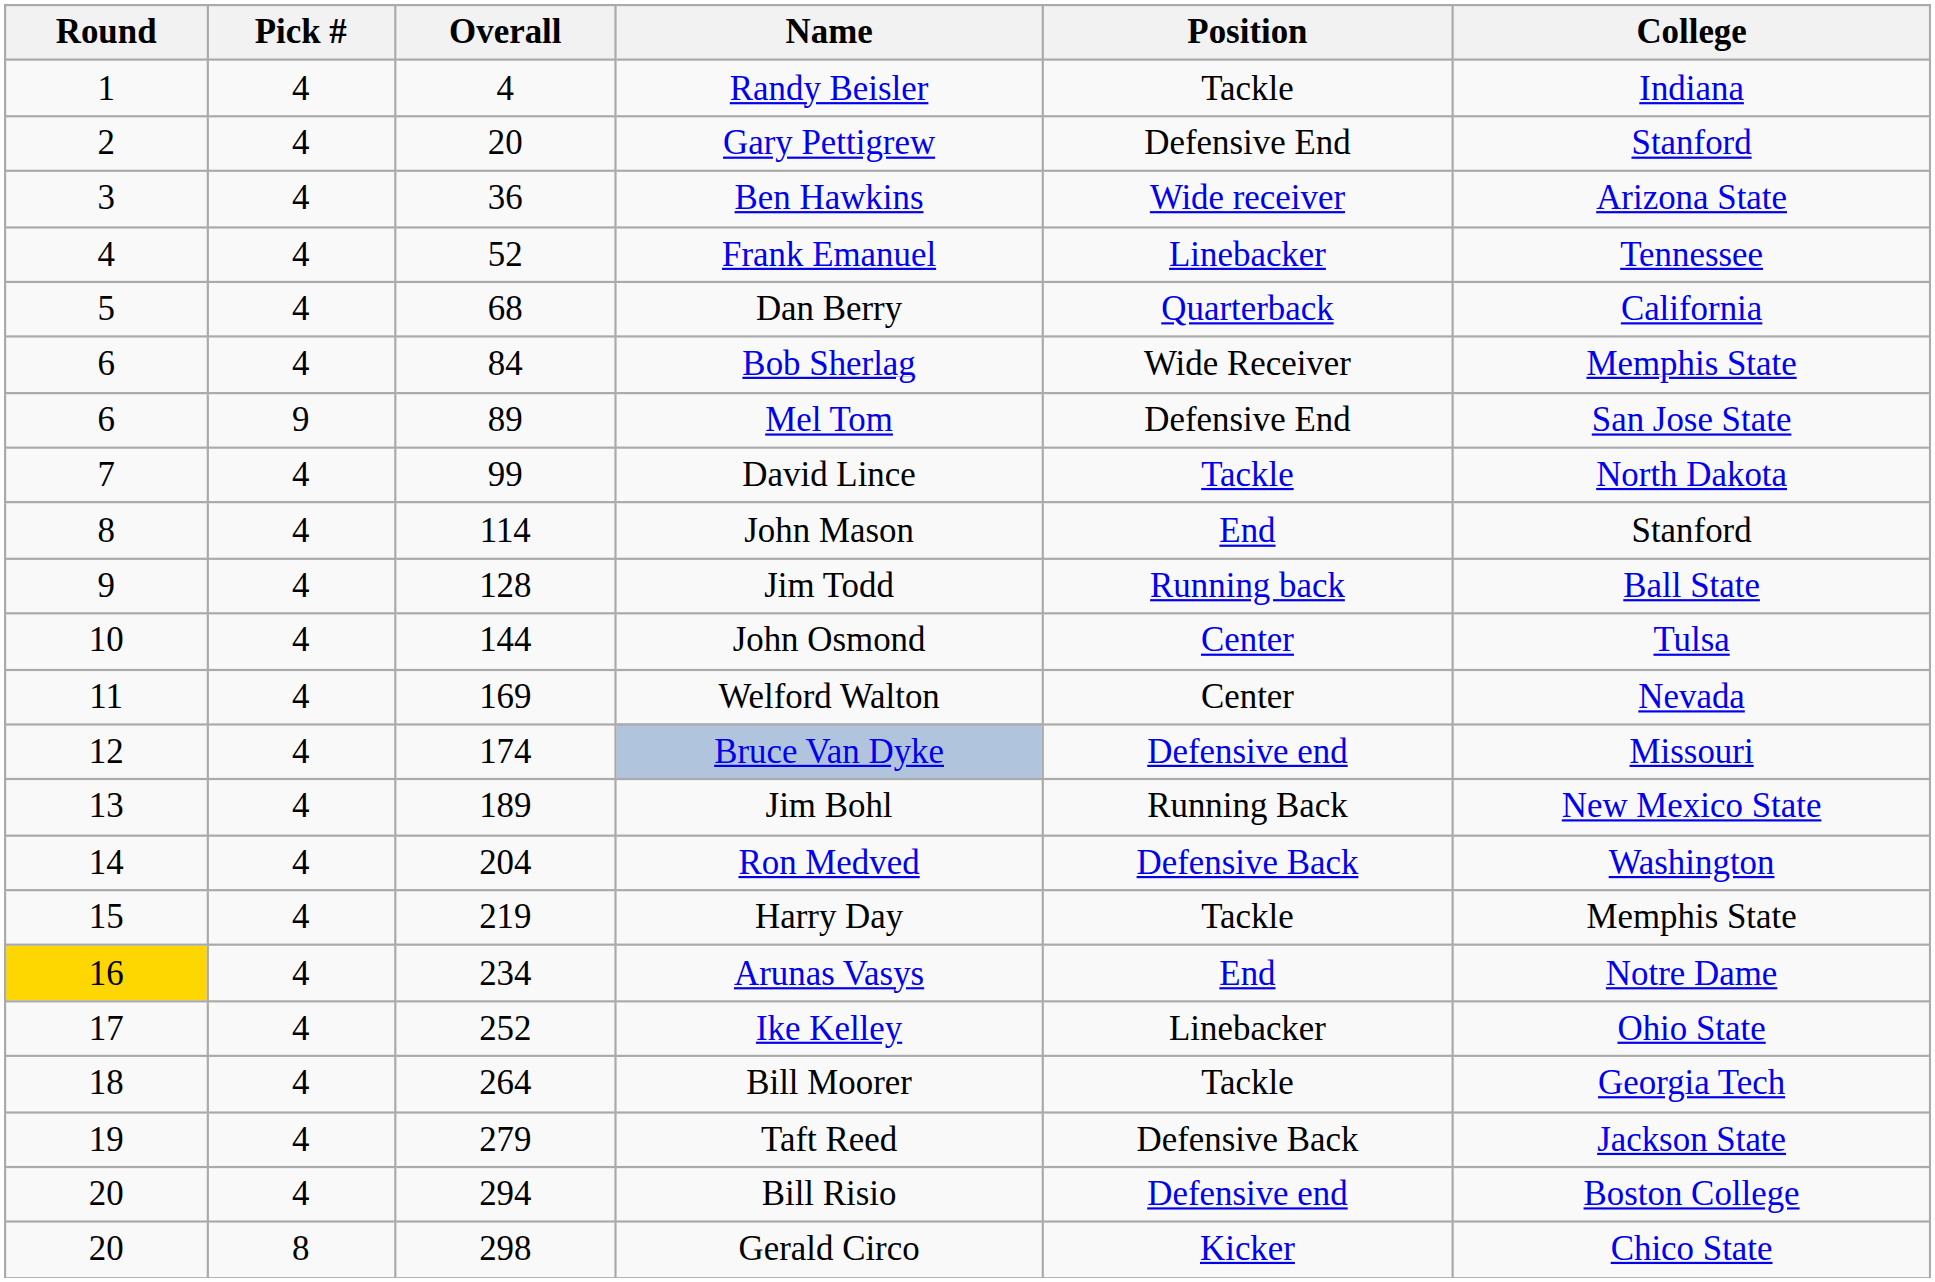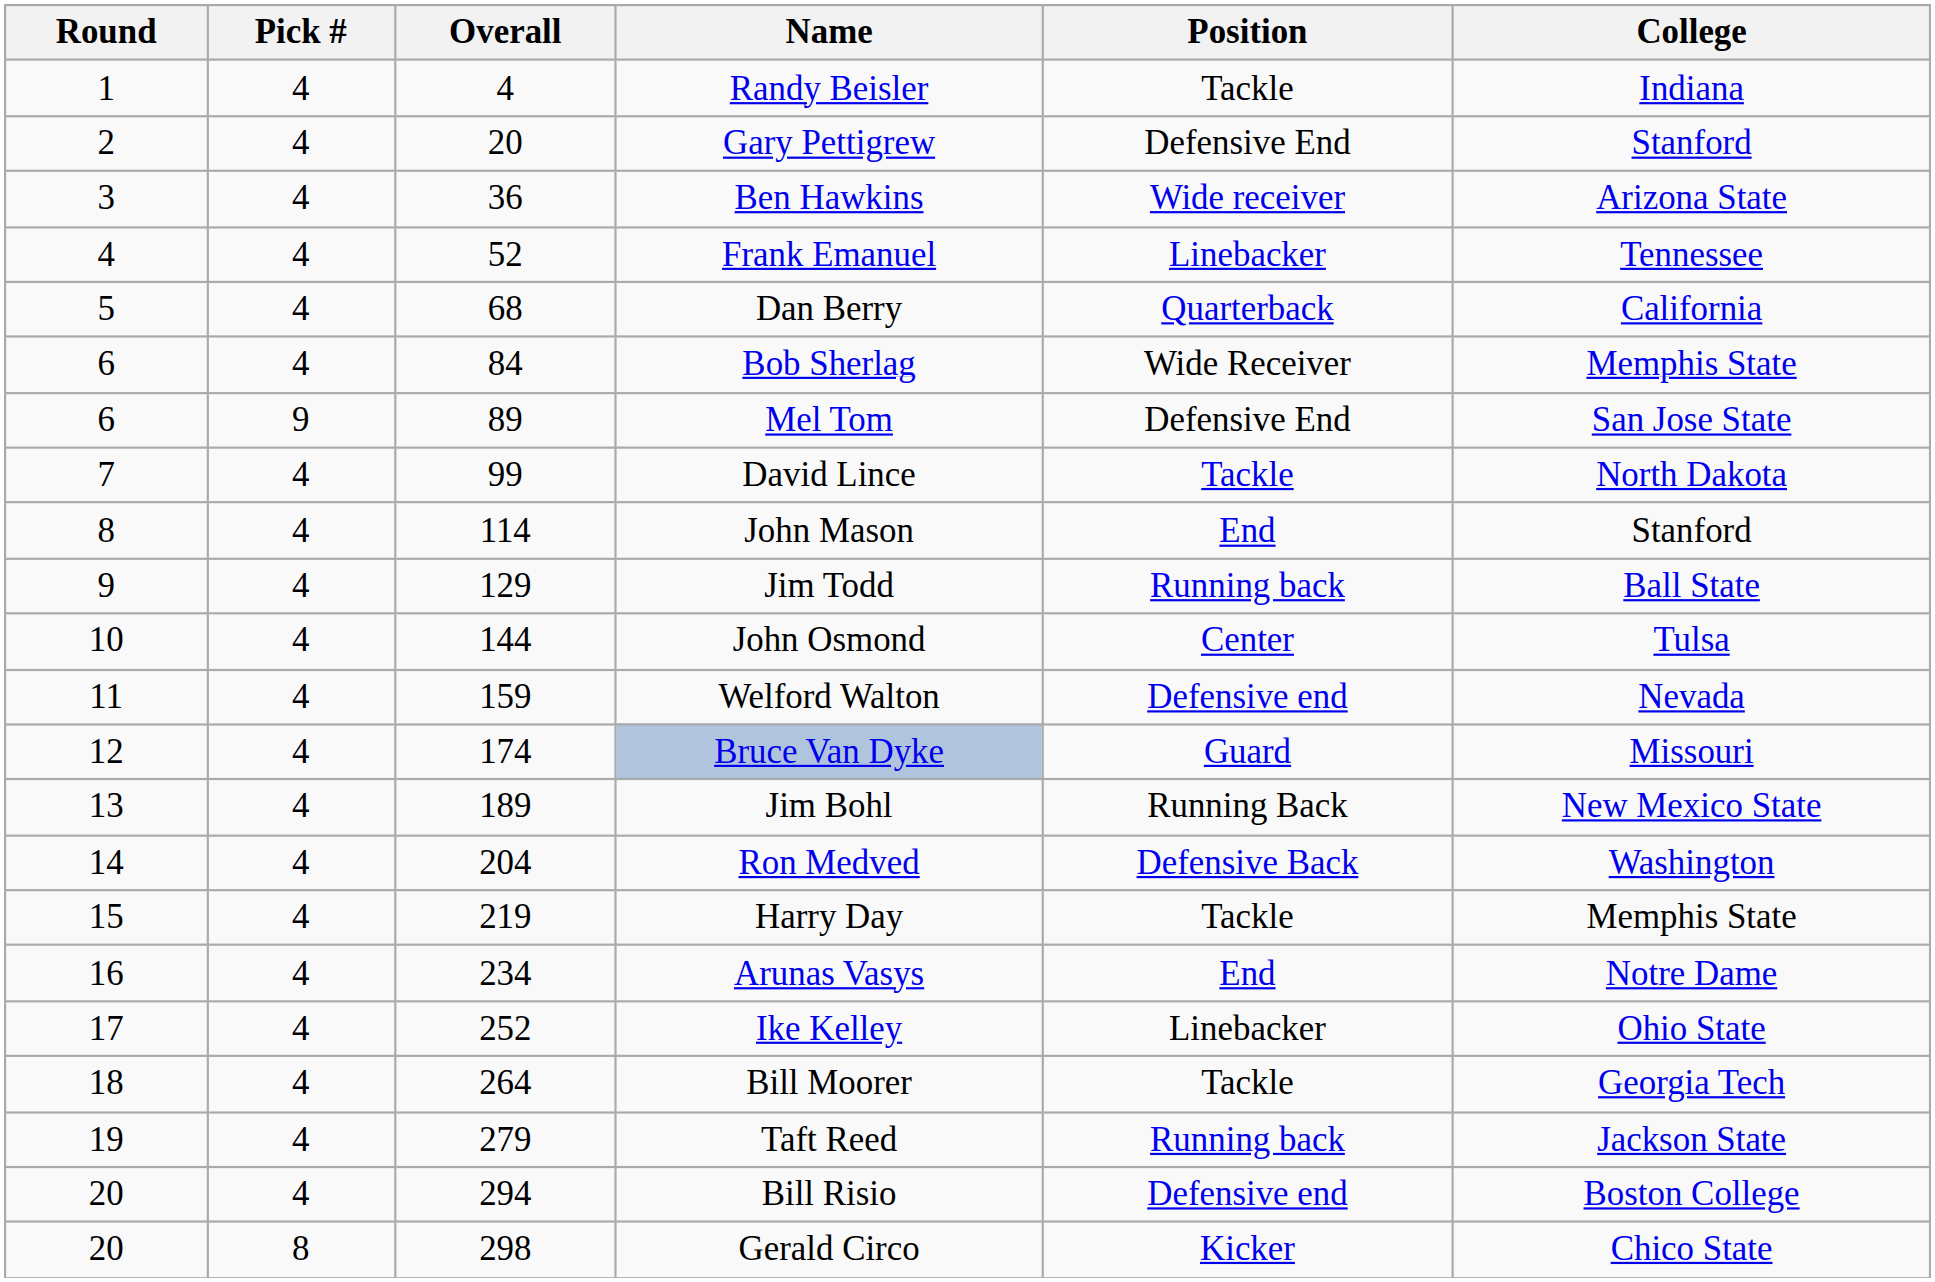(505, 585) 128 -> (505, 585) 129
(505, 695) 169 -> (505, 695) 159
(1247, 695) Center -> (1247, 695) Defensive end
(1247, 751) Defensive end -> (1247, 751) Guard
(106, 972) gold background -> (106, 972) no background
(1247, 1138) Defensive Back -> (1247, 1138) Running back
